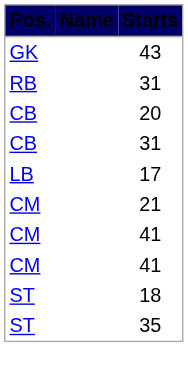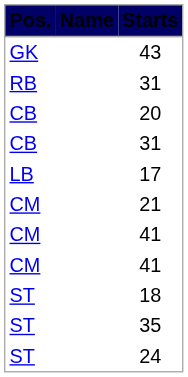+ row: (22, 356)
